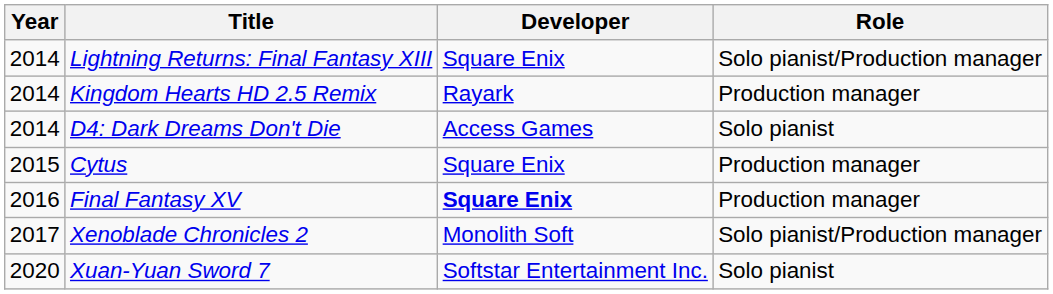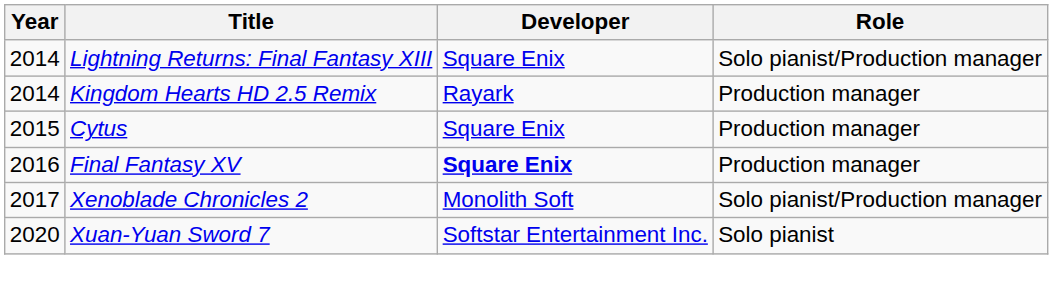- row: (205, 128)
